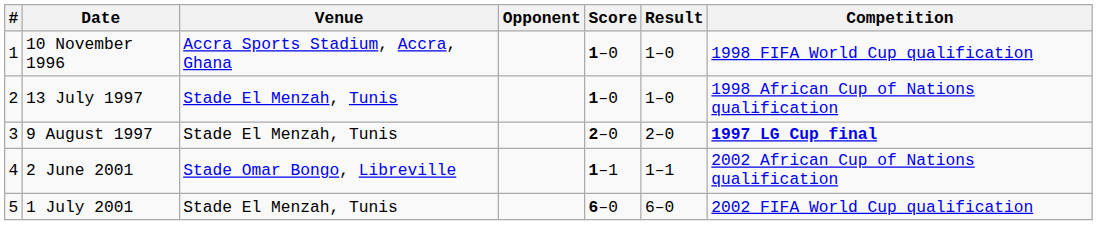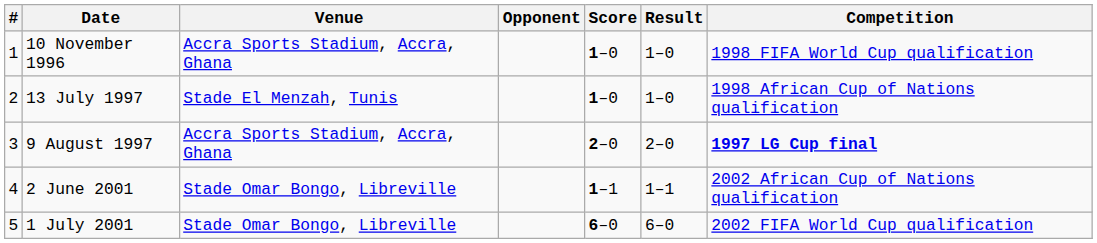(290, 135) Stade El Menzah, Tunis -> (320, 144) Accra Sports Stadium, Accra, Ghana
(290, 207) Stade El Menzah, Tunis -> (320, 225) Stade Omar Bongo, Libreville
